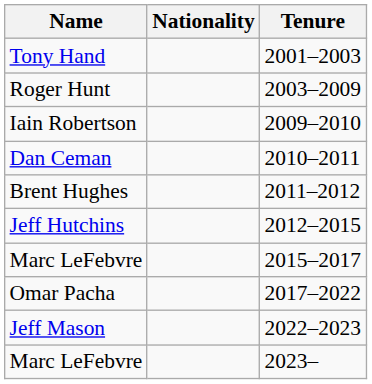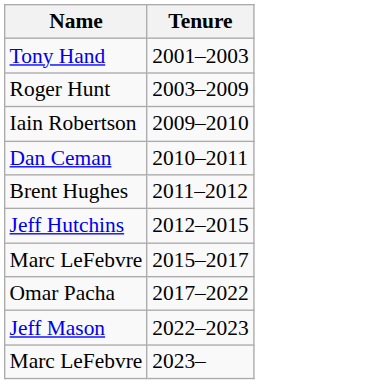- column: (203, 21)
